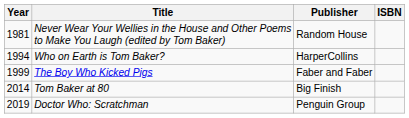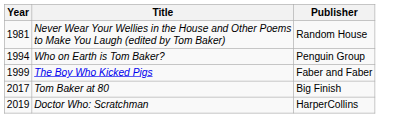- column: (389, 12)
(327, 56) HarperCollins -> (331, 56) Penguin Group
(18, 89) 2014 -> (18, 89) 2017
(331, 105) Penguin Group -> (327, 105) HarperCollins
